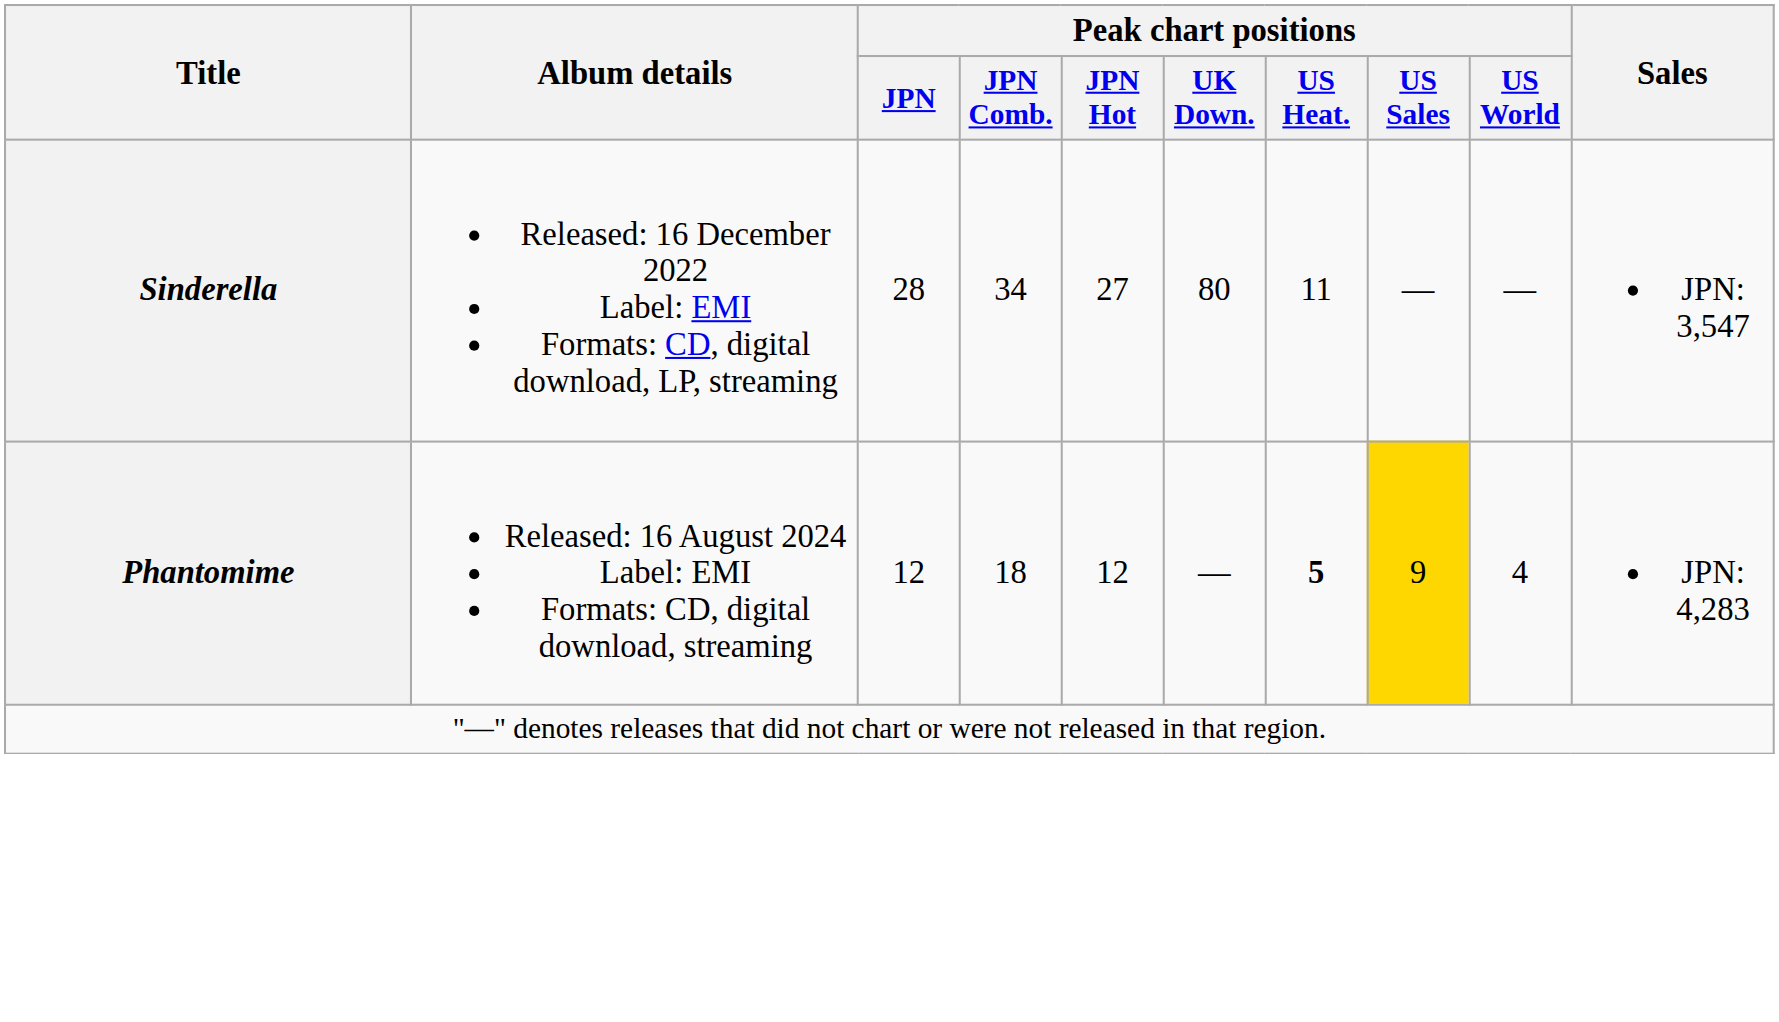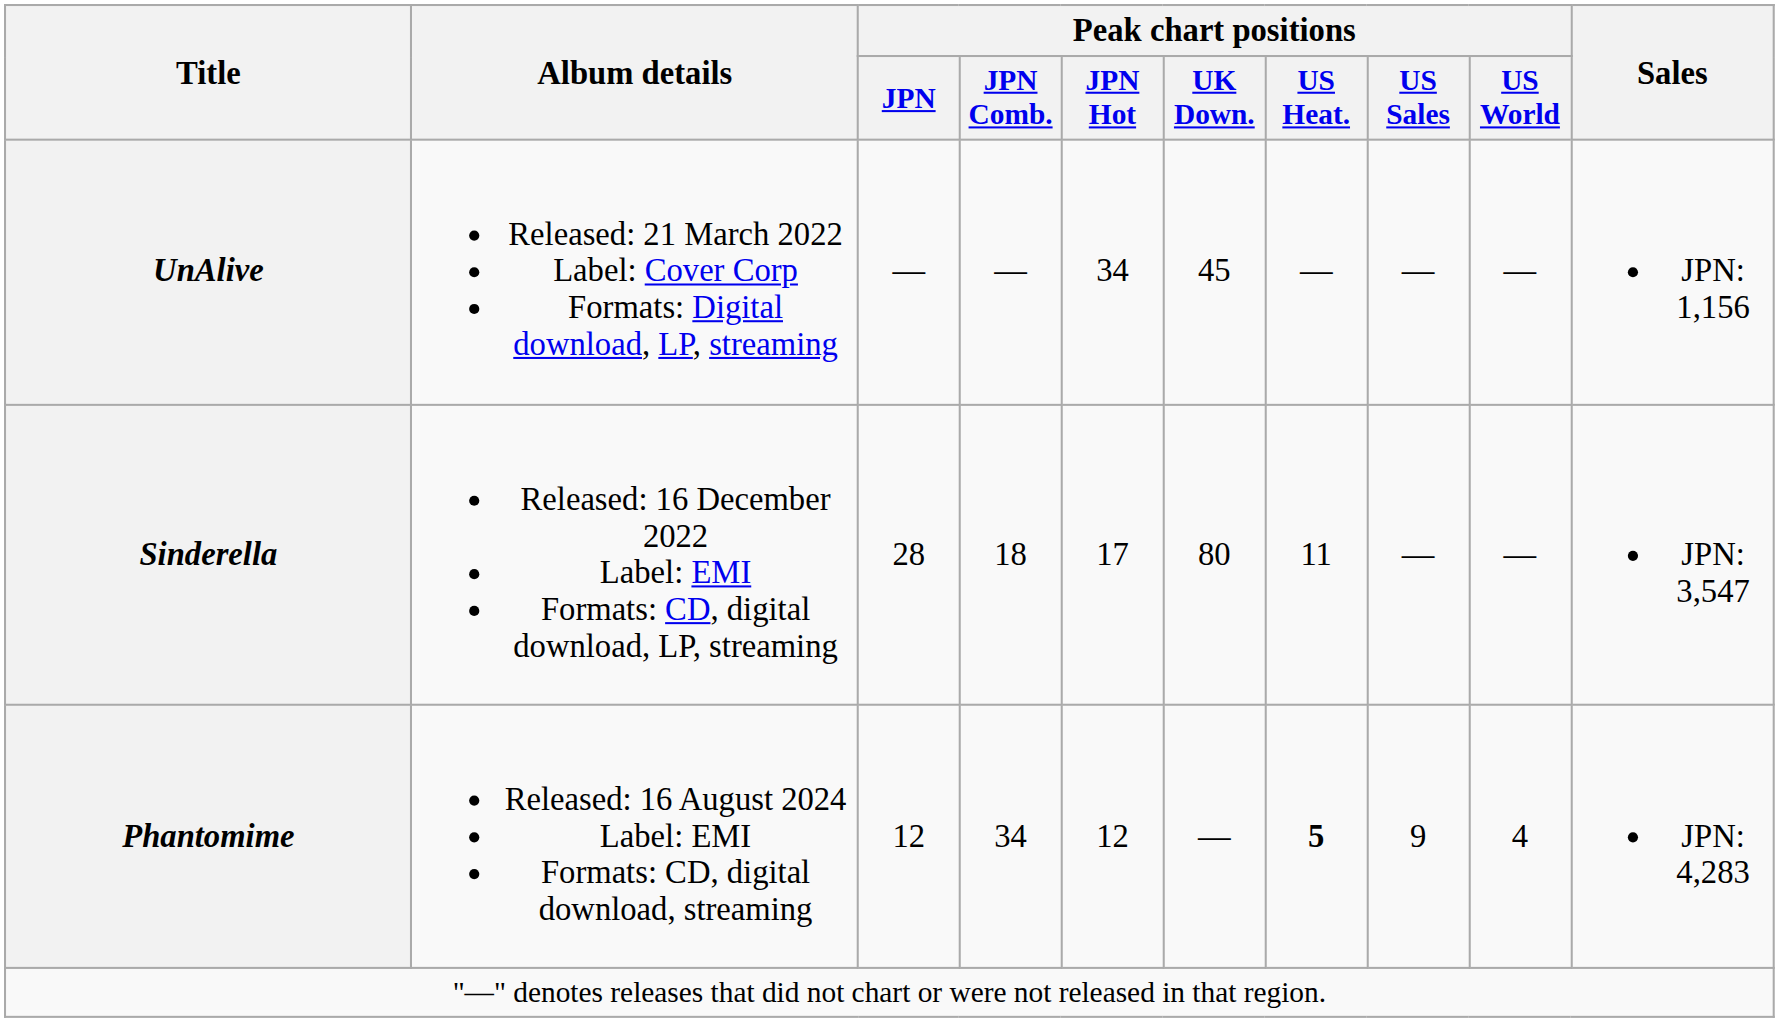+ row: (208, 271)
(1011, 289) 34 -> (1011, 553) 18
(1112, 289) 27 -> (1112, 553) 17
(1011, 572) 18 -> (1011, 835) 34
(1418, 572) gold background -> (1418, 835) no background
